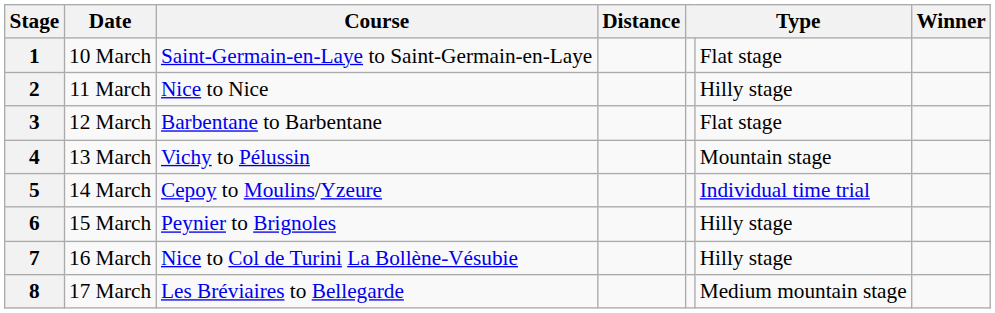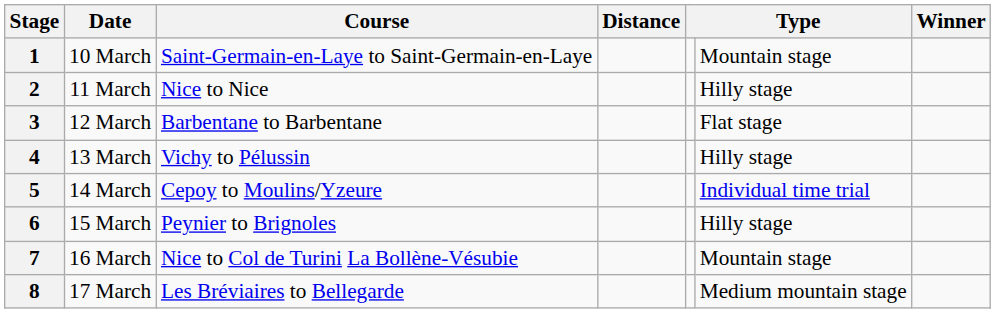(741, 55) Flat stage -> (766, 55) Mountain stage
(766, 156) Mountain stage -> (746, 156) Hilly stage
(746, 257) Hilly stage -> (766, 257) Mountain stage
